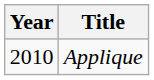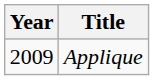(32, 56) 2010 -> (32, 56) 2009
